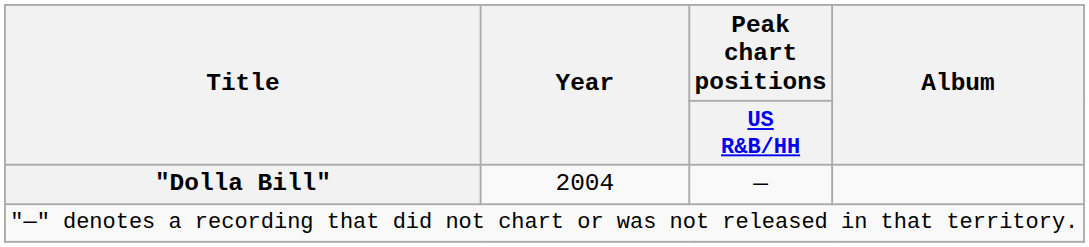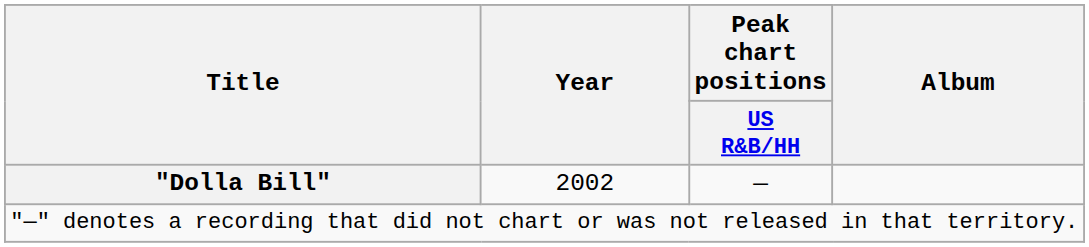(585, 184) 2004 -> (585, 184) 2002
